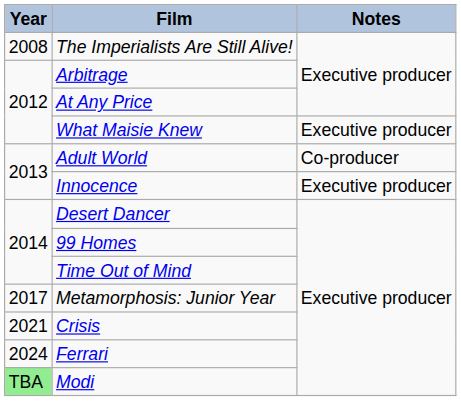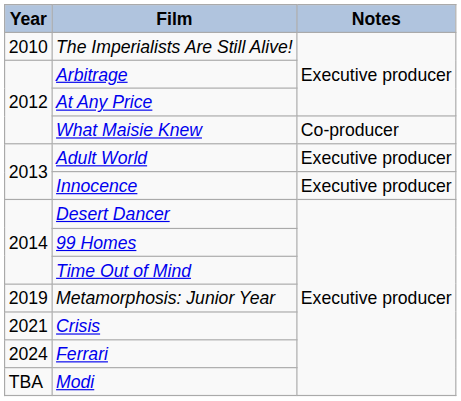(28, 47) 2008 -> (28, 47) 2010
(376, 130) Executive producer -> (350, 130) Co-producer
(350, 158) Co-producer -> (376, 158) Executive producer
(28, 298) 2017 -> (28, 298) 2019
(26, 382) lightgreen background -> (26, 382) no background
